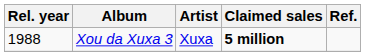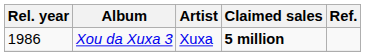(24, 39) 1988 -> (24, 39) 1986
